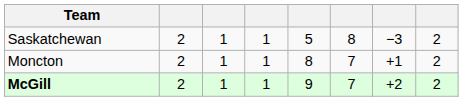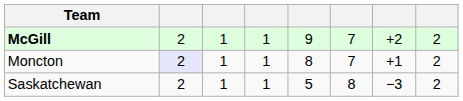rows swapped: (29, 84) <-> (55, 38)
(181, 61) no background -> (181, 61) lavender background
